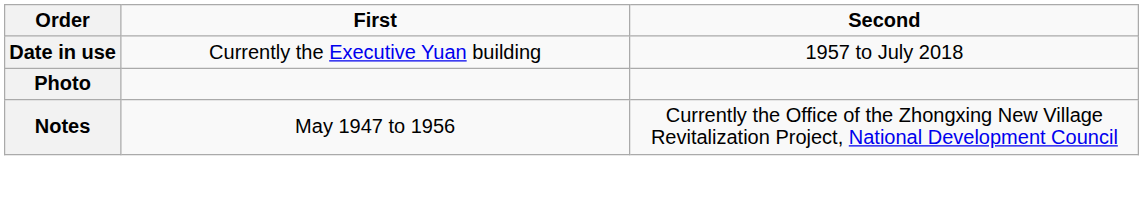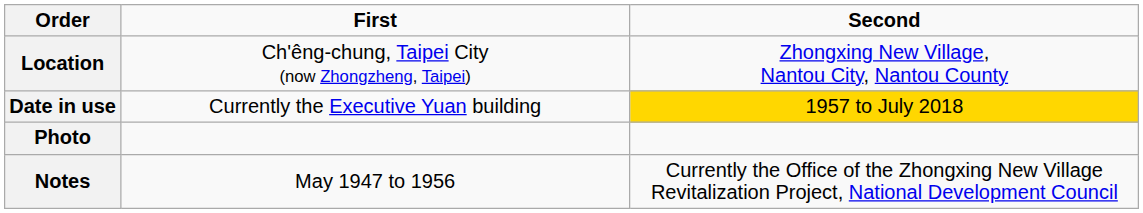+ row: (63, 63)
(884, 52) no background -> (884, 106) gold background
